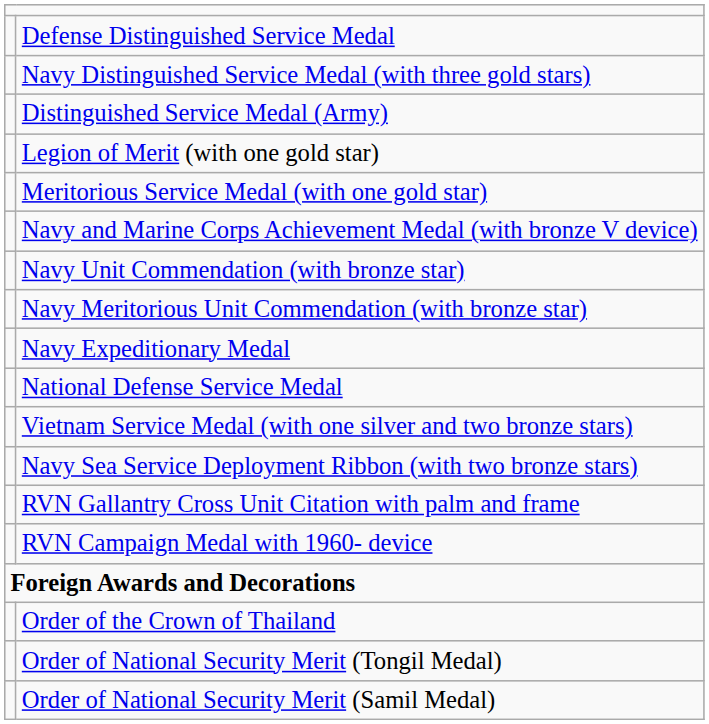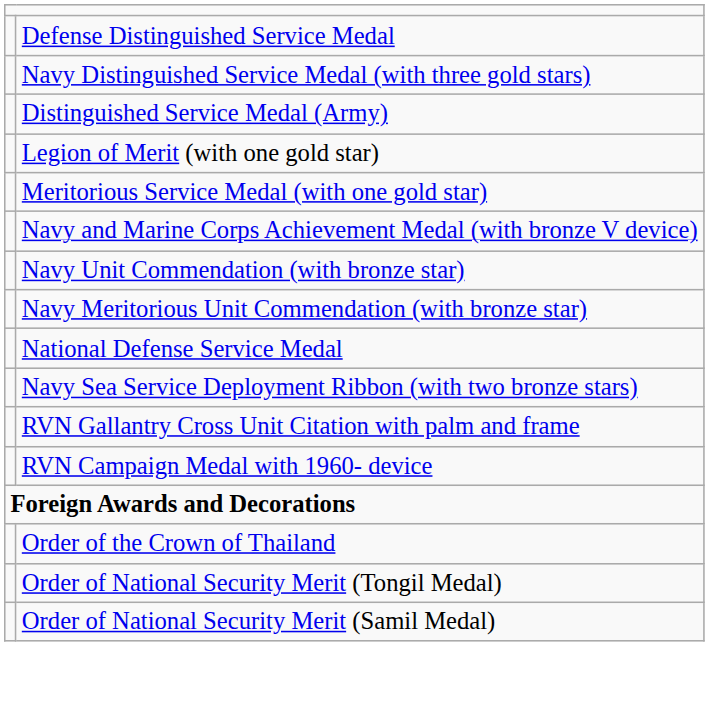- row: (156, 348)
- row: (327, 426)
